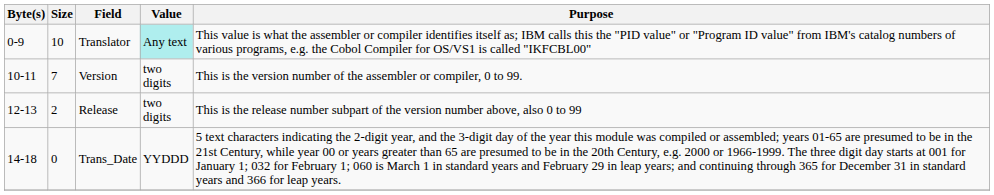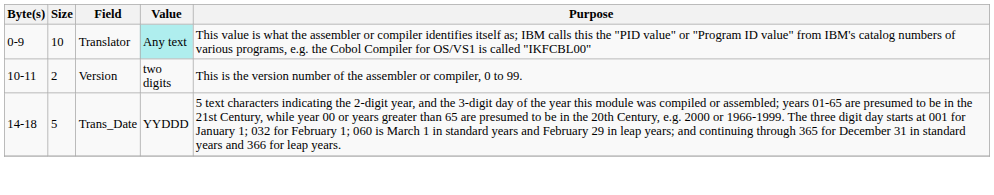(54, 75) 7 -> (54, 75) 2
- row: (98, 110)
(54, 158) 0 -> (54, 124) 5
